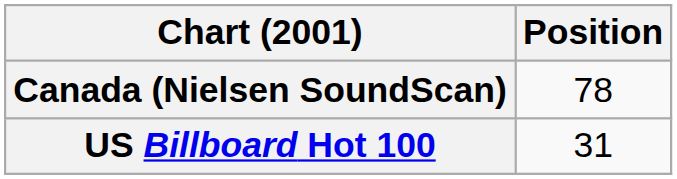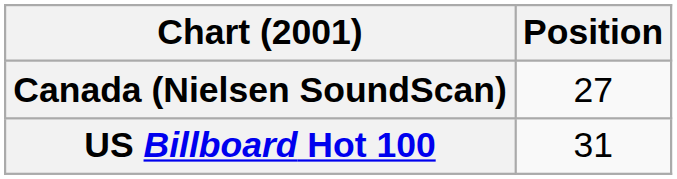(593, 88) 78 -> (593, 88) 27
